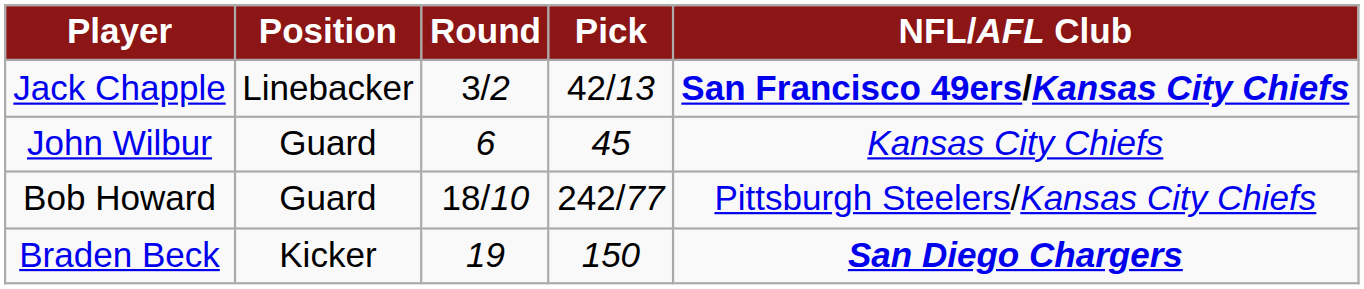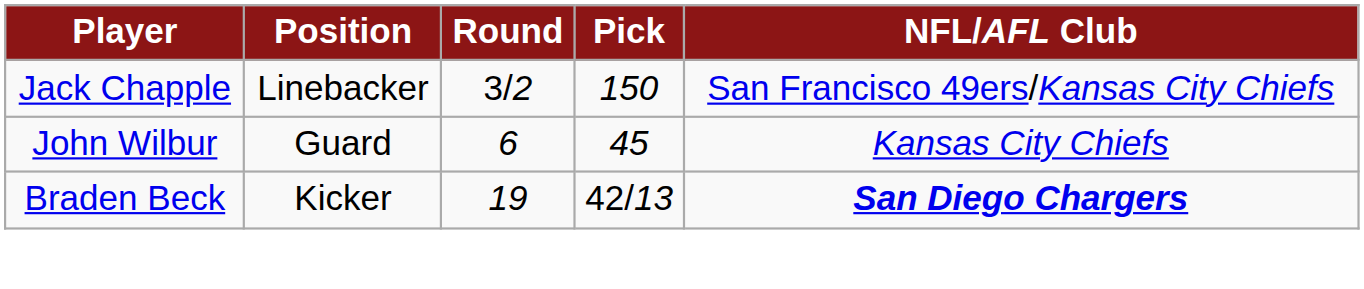(611, 87) 42/13 -> (629, 87) 150
(1015, 87) bold -> (1021, 87) normal
- row: (120, 198)
(611, 254) 150 -> (629, 198) 42/13
